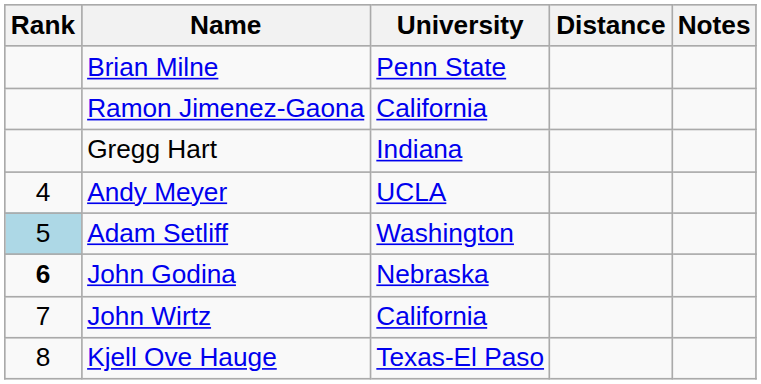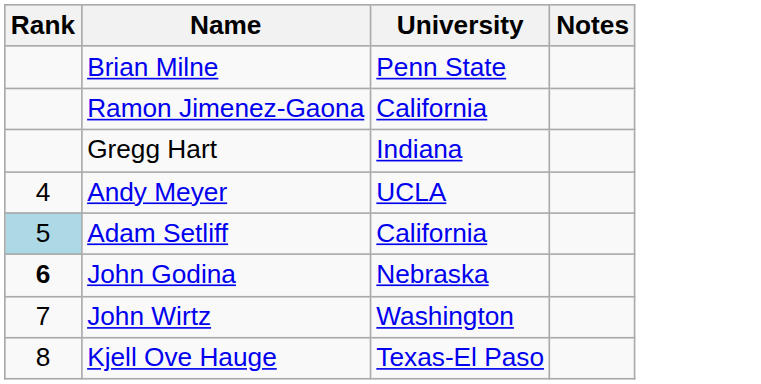- column: (611, 25)
(445, 233) Washington -> (432, 233) California
(432, 316) California -> (445, 316) Washington
